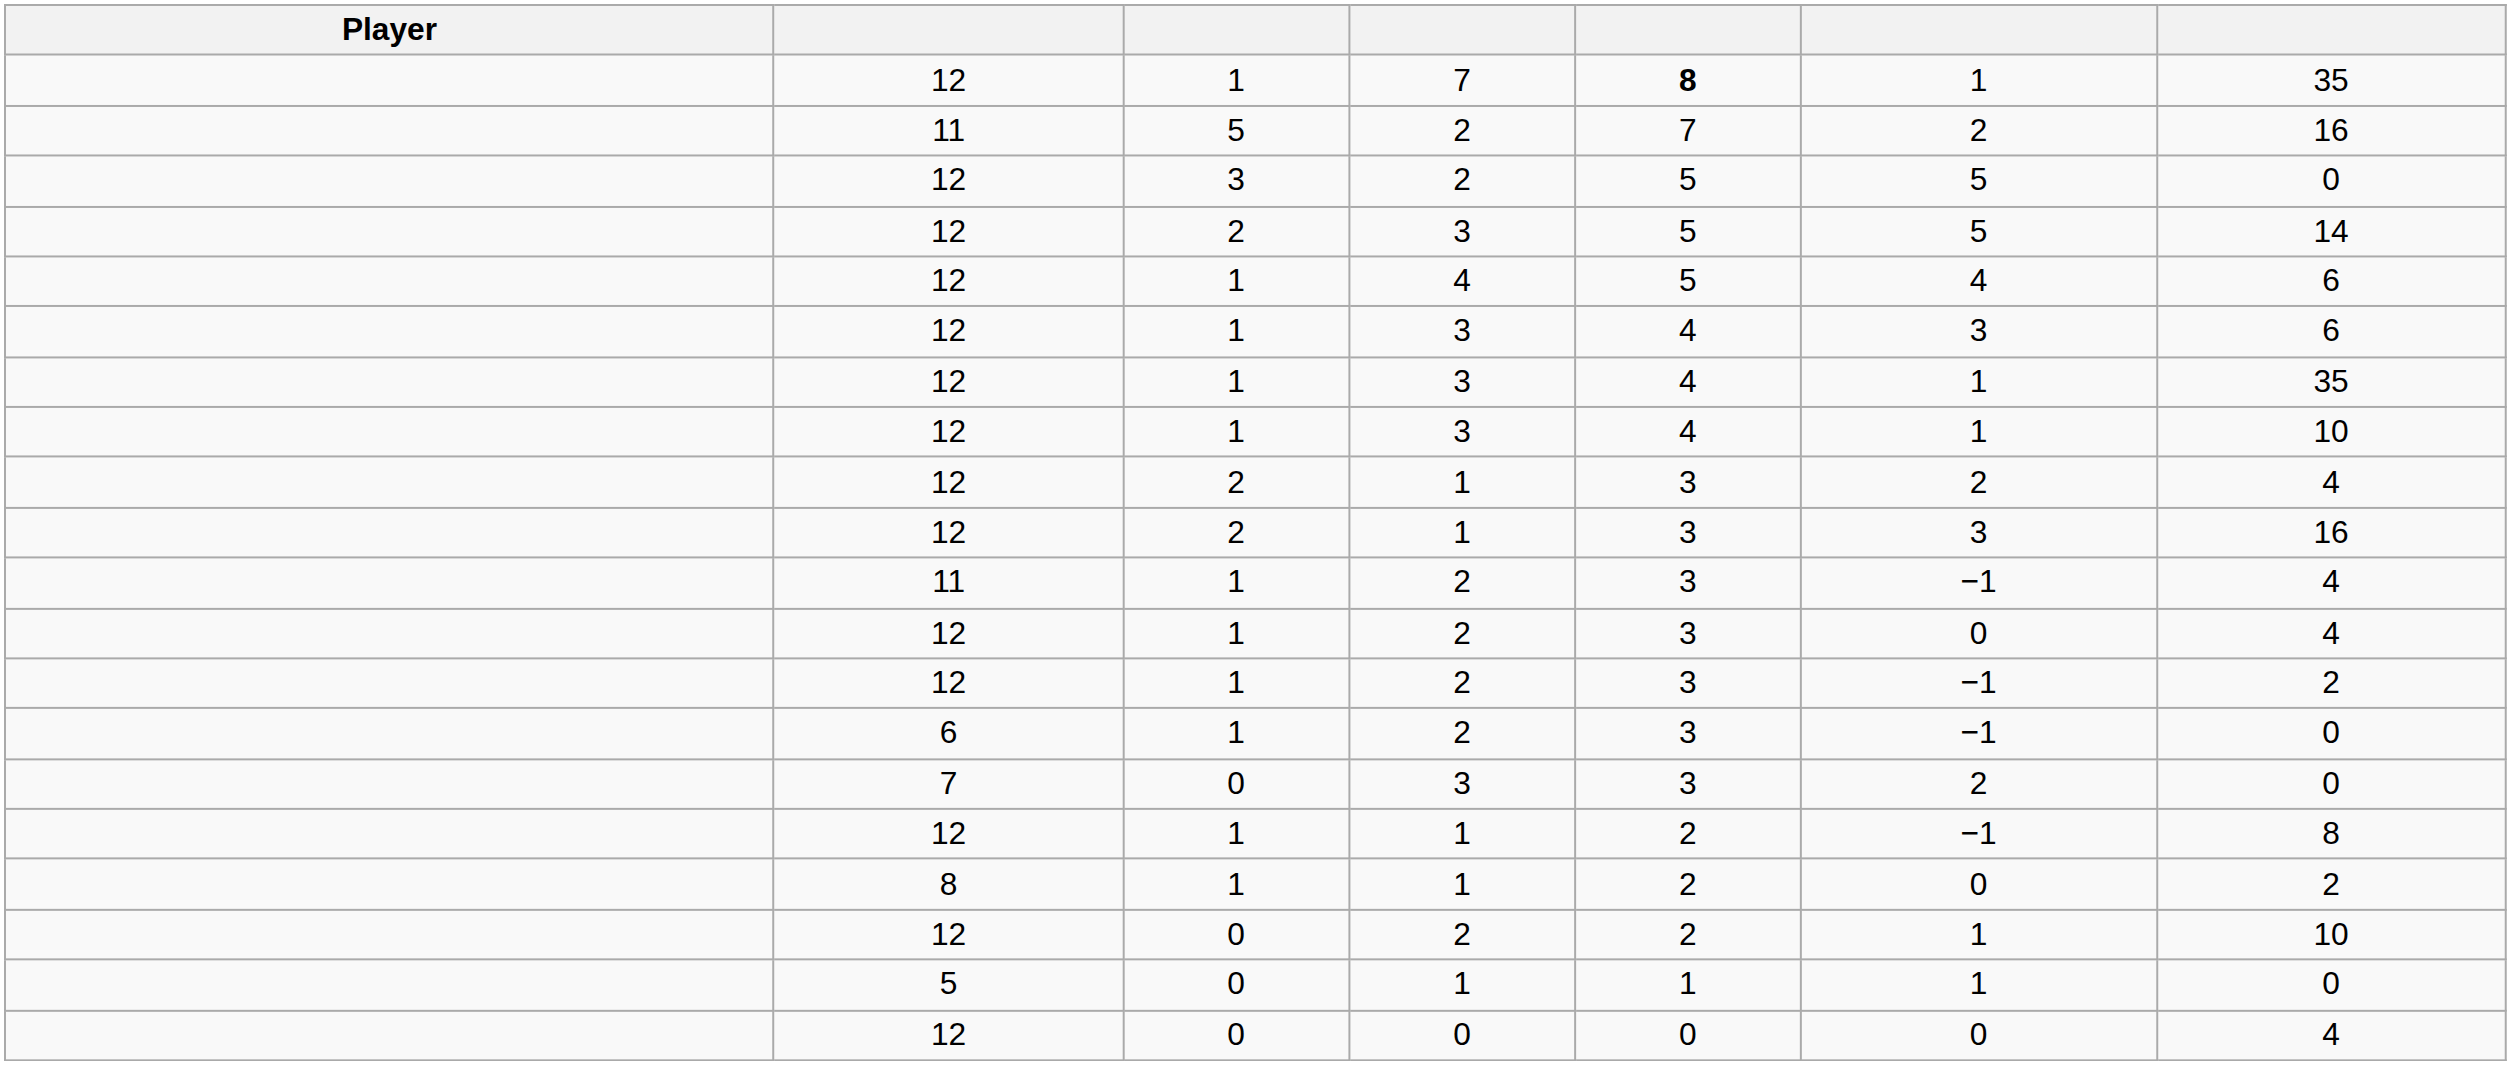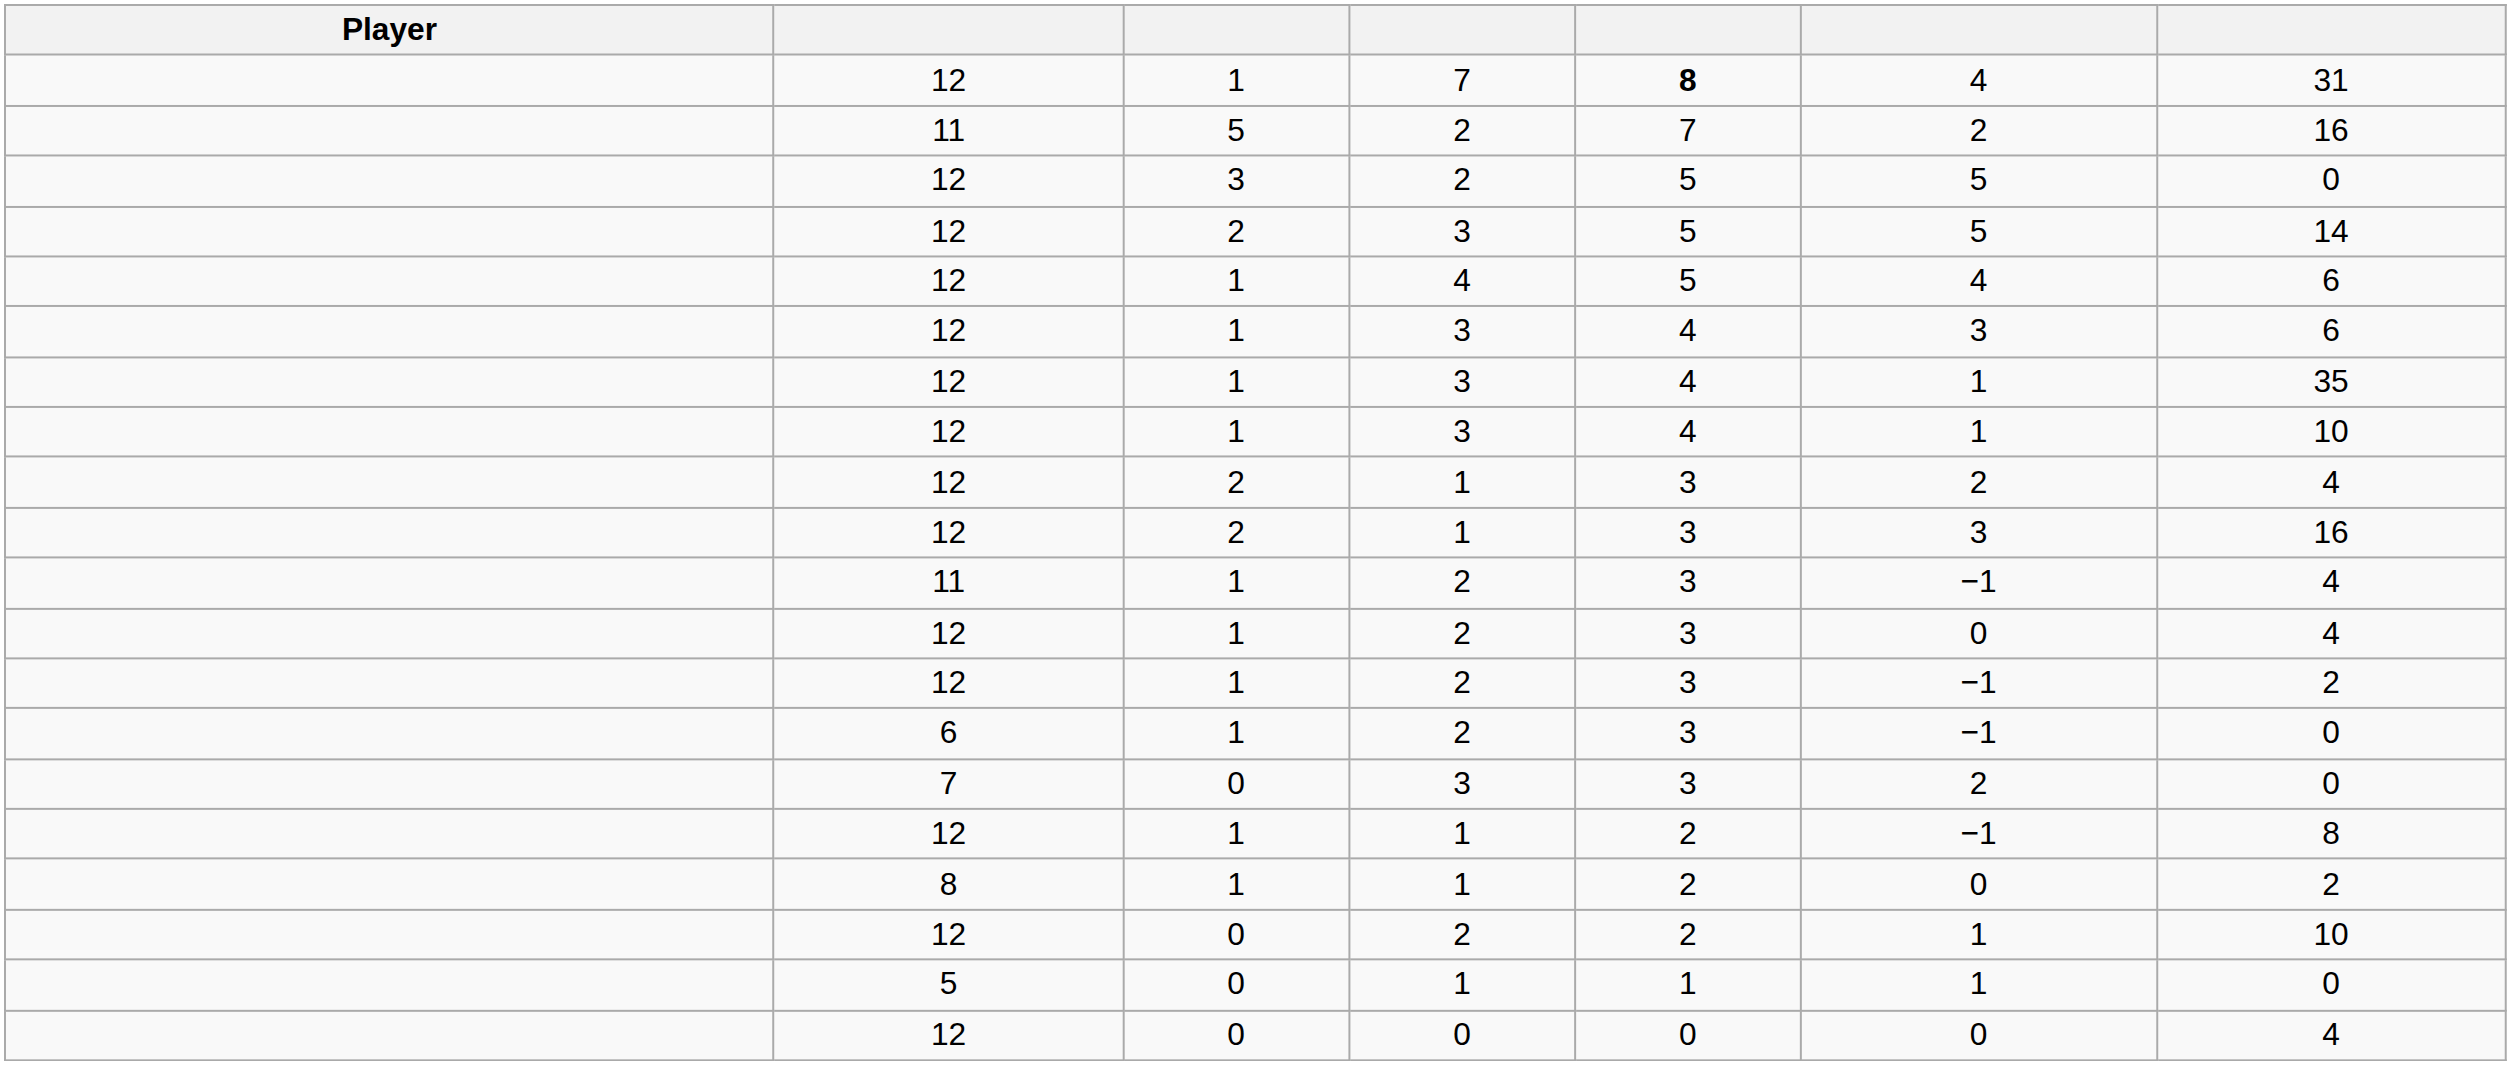(1979, 79) 1 -> (1979, 79) 4
(2331, 79) 35 -> (2331, 79) 31
